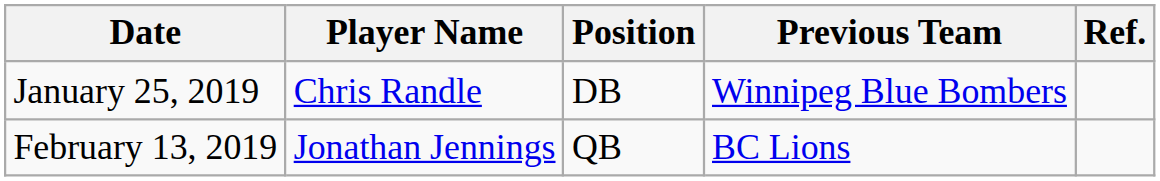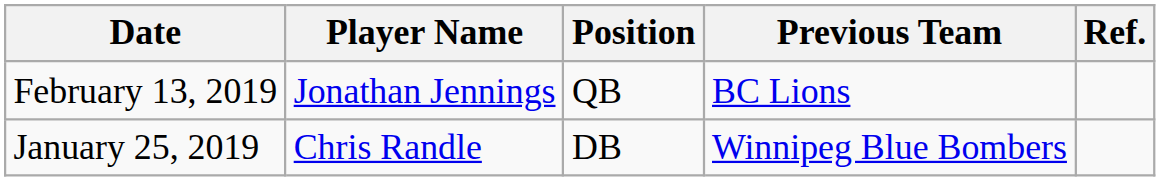rows swapped: (136, 89) <-> (145, 146)
